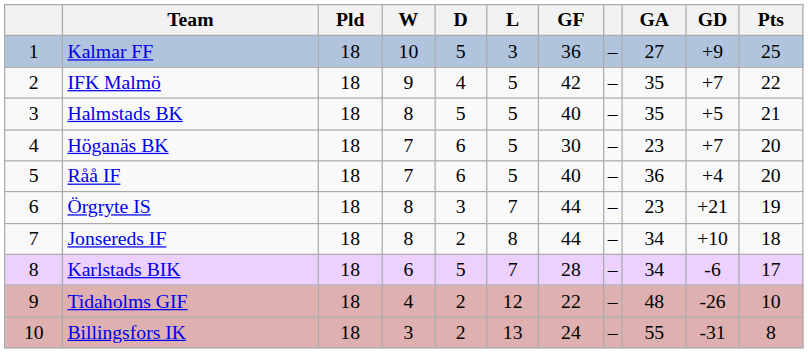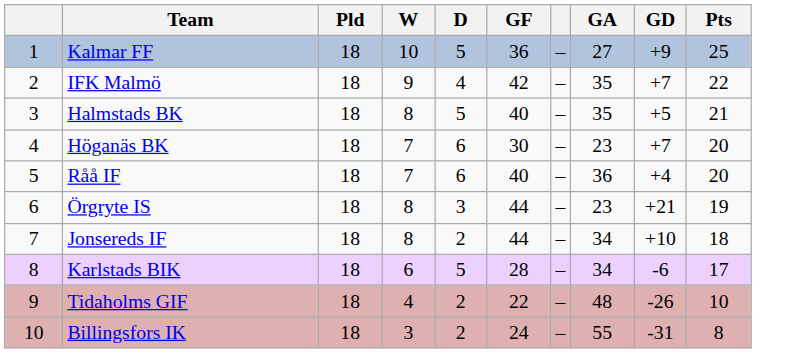- column: (513, 20)
